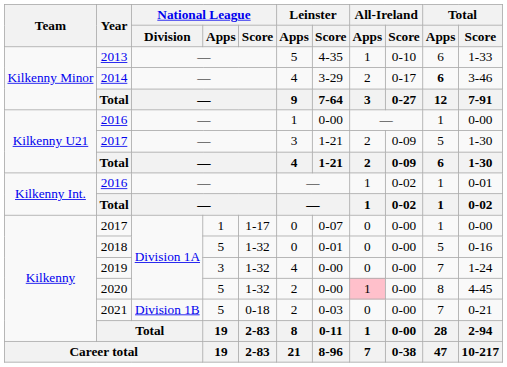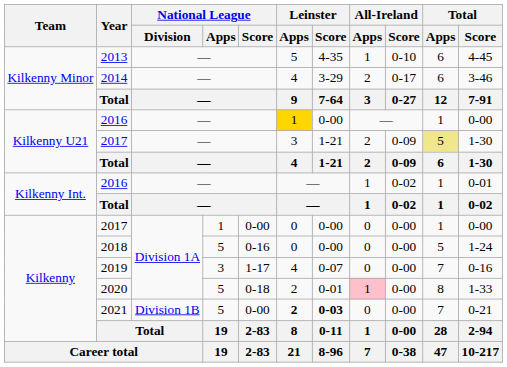(480, 57) 1-33 -> (480, 57) 4-45
(441, 78) bold -> (441, 78) normal
(294, 120) no background -> (294, 120) gold background
(441, 141) no background -> (441, 141) khaki background
(258, 225) 1-17 -> (258, 225) 0-00
(331, 225) 0-07 -> (331, 225) 0-00
(258, 246) 1-32 -> (258, 246) 0-16
(331, 246) 0-01 -> (331, 246) 0-00
(480, 246) 0-16 -> (480, 246) 1-24
(258, 267) 1-32 -> (258, 267) 1-17
(331, 267) 0-00 -> (331, 267) 0-07
(480, 267) 1-24 -> (480, 267) 0-16
(258, 288) 1-32 -> (258, 288) 0-18
(331, 288) 0-00 -> (331, 288) 0-01
(480, 288) 4-45 -> (480, 288) 1-33
(258, 309) 0-18 -> (258, 309) 0-00
(294, 309) normal -> (294, 309) bold
(331, 309) normal -> (331, 309) bold
